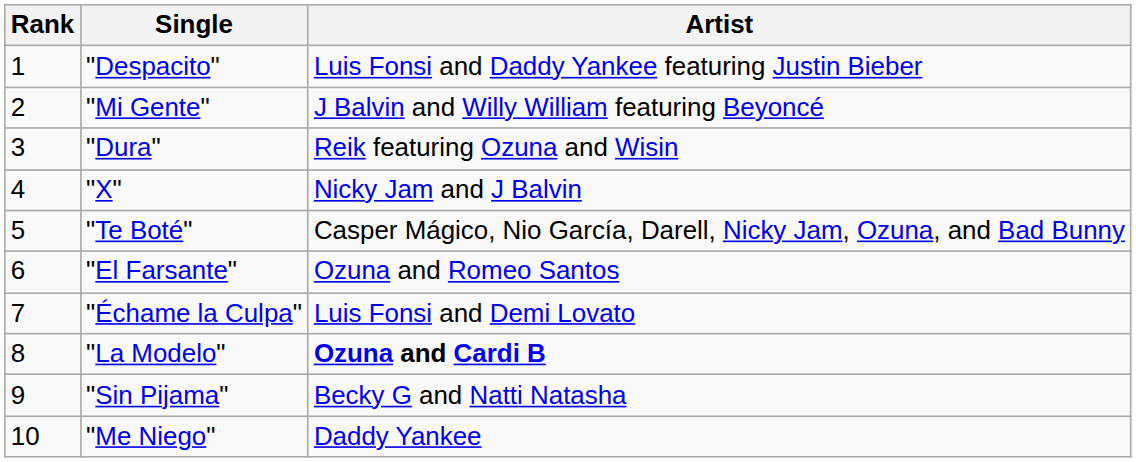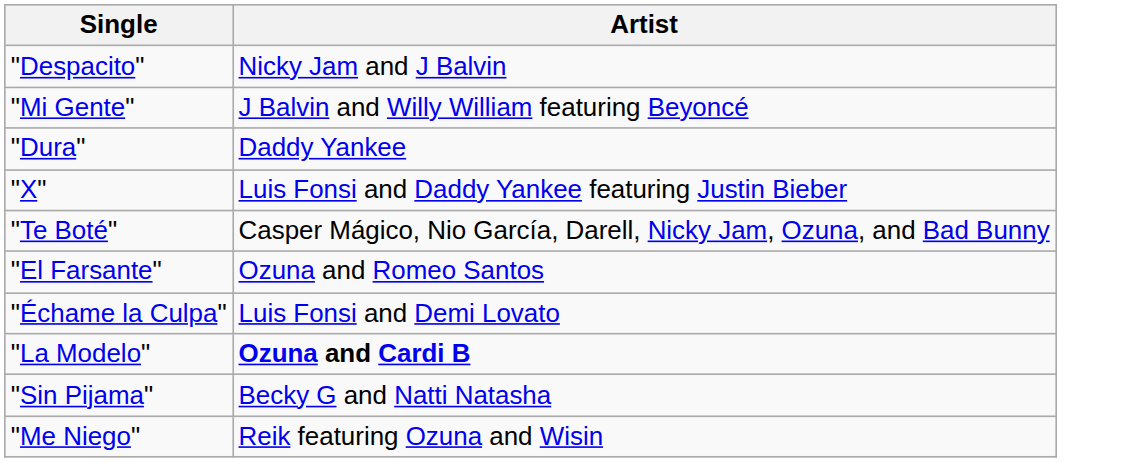- column: (42, 25)
(618, 66) Luis Fonsi and Daddy Yankee featuring Justin Bieber -> (373, 66) Nicky Jam and J Balvin
(496, 148) Reik featuring Ozuna and Wisin -> (322, 148) Daddy Yankee
(448, 189) Nicky Jam and J Balvin -> (543, 189) Luis Fonsi and Daddy Yankee featuring Justin Bieber
(398, 436) Daddy Yankee -> (421, 436) Reik featuring Ozuna and Wisin
